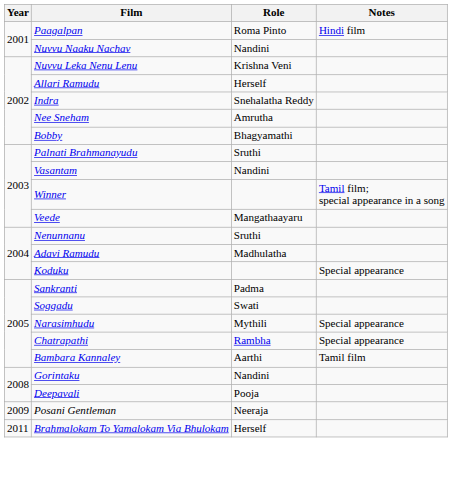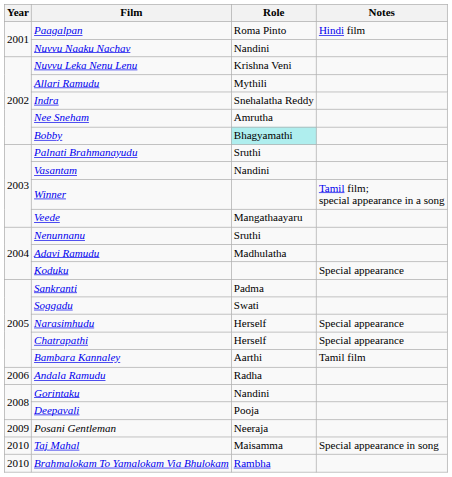(250, 83) Herself -> (250, 83) Mythili
(263, 135) no background -> (263, 135) paleturquoise background
(250, 323) Mythili -> (250, 323) Herself
(252, 340) Rambha -> (250, 340) Herself
+ row: (70, 375)
+ row: (57, 445)
(18, 428) 2011 -> (18, 463) 2010
(250, 428) Herself -> (252, 463) Rambha
